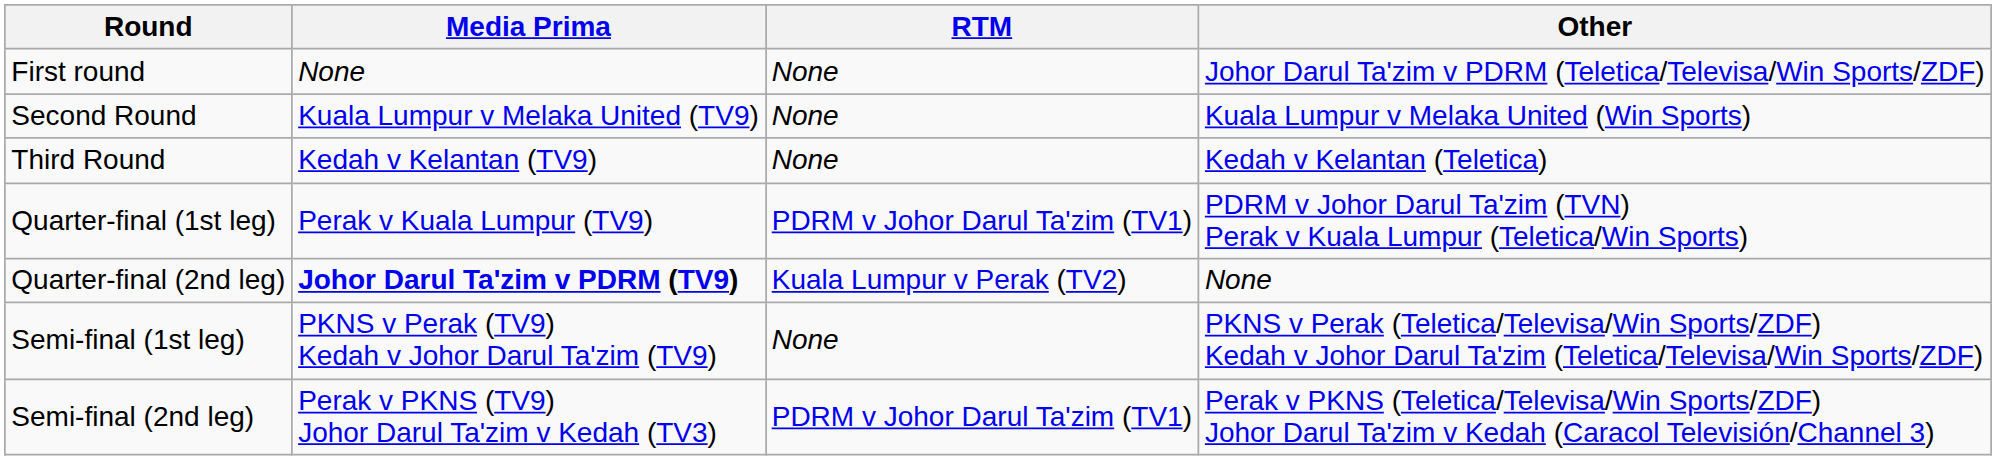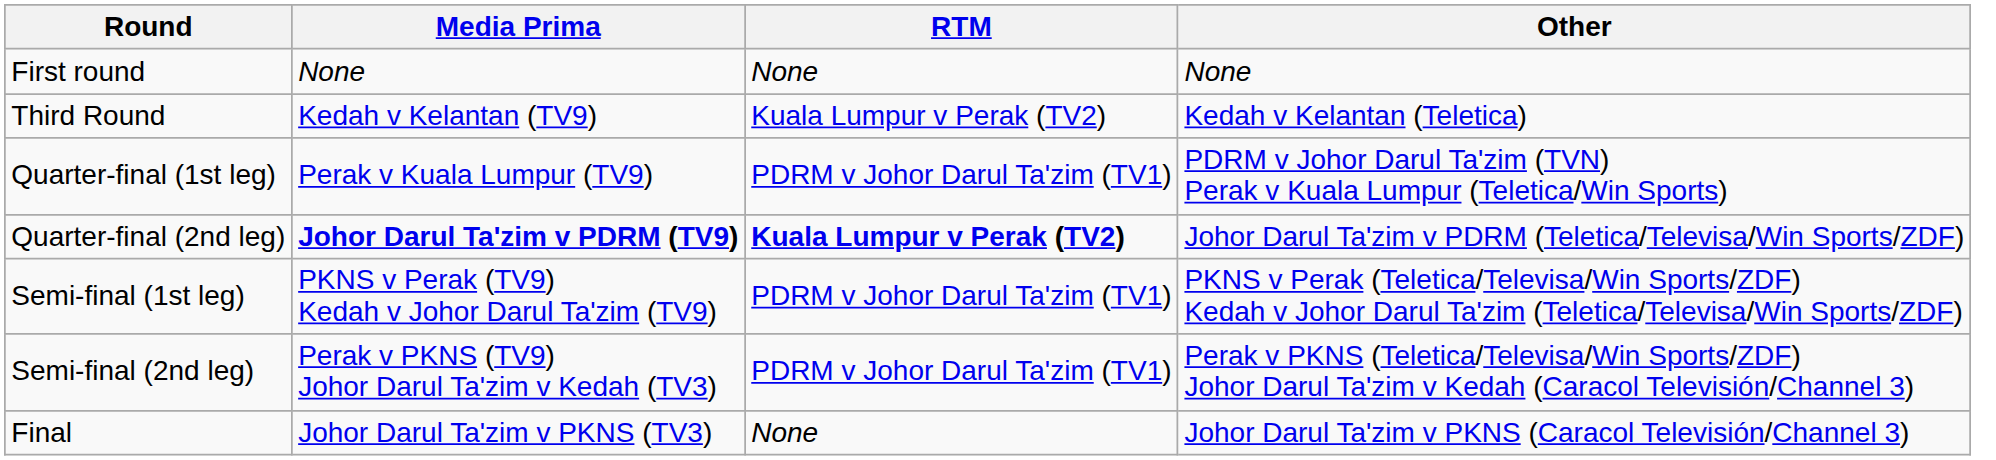(1595, 71) Johor Darul Ta'zim v PDRM (Teletica/Televisa/Win Sports/ZDF) -> (1218, 71) None
- row: (104, 115)
(805, 159) None -> (929, 115) Kuala Lumpur v Perak (TV2)
(949, 280) normal -> (938, 235) bold
(1238, 280) None -> (1574, 235) Johor Darul Ta'zim v PDRM (Teletica/Televisa/Win Sports/ZDF)
(805, 340) None -> (961, 295) PDRM v Johor Darul Ta'zim (TV1)
+ row: (42, 432)
